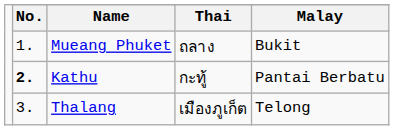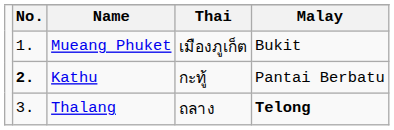(197, 47) ถลาง -> (213, 47) เมืองภูเก็ต
(213, 110) เมืองภูเก็ต -> (197, 110) ถลาง
(283, 108) normal -> (283, 108) bold
